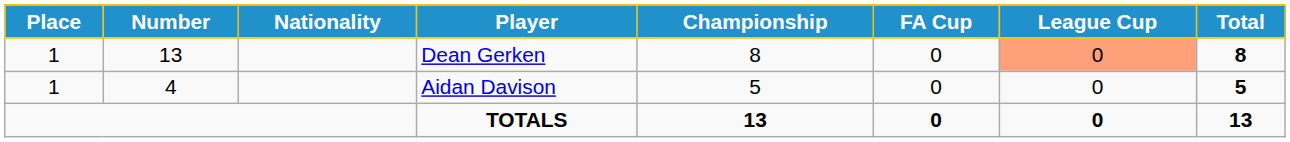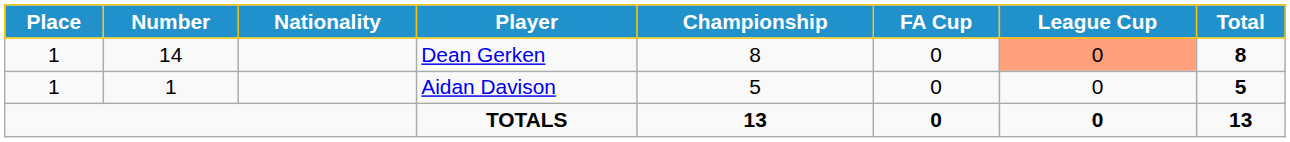(171, 55) 13 -> (171, 55) 14
(171, 88) 4 -> (171, 88) 1
